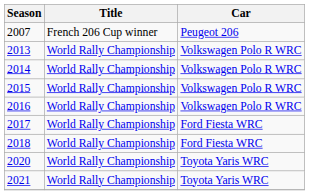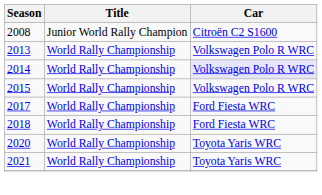- row: (19, 32)
+ row: (19, 32)
(241, 69) no background -> (253, 69) lavender background
- row: (19, 106)
